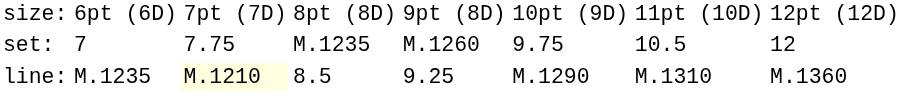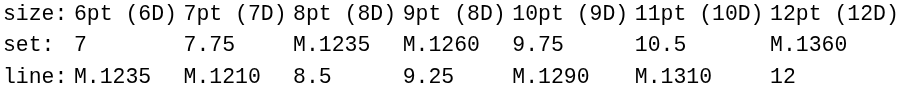(783, 46) 12 -> (809, 46) M.1360
(222, 77) lightyellow background -> (222, 77) no background
(809, 77) M.1360 -> (783, 77) 12
